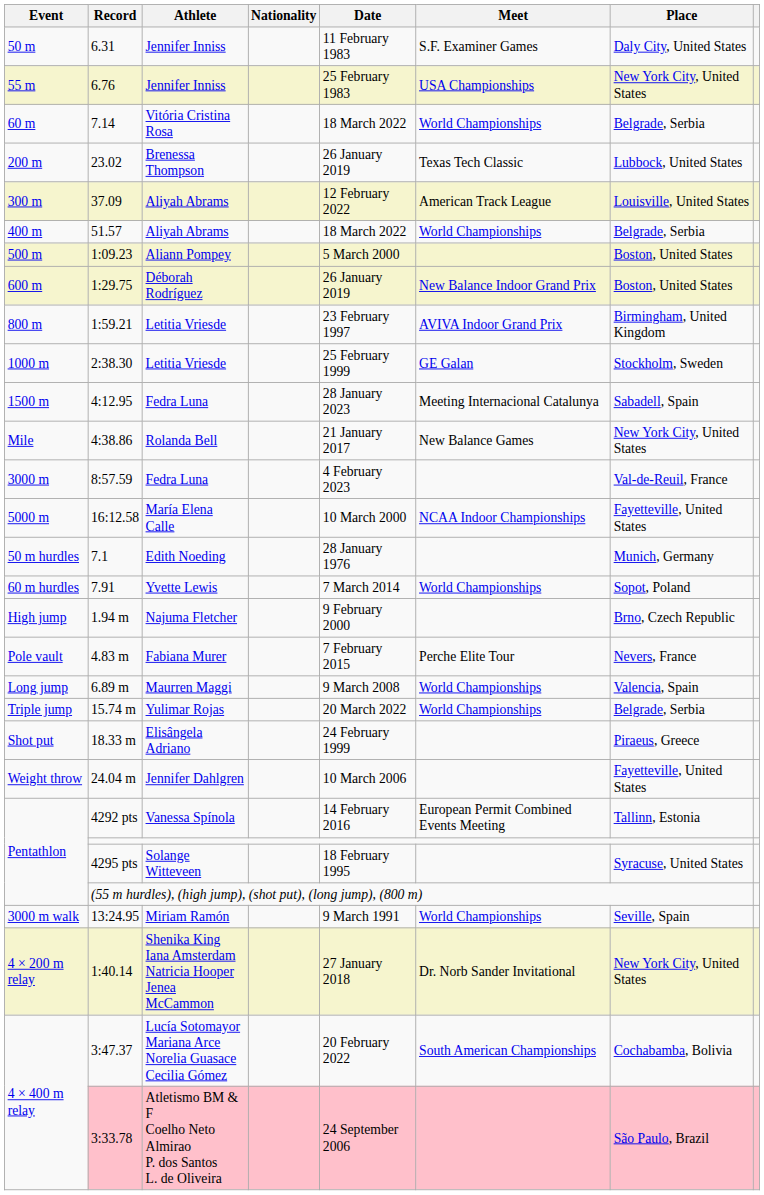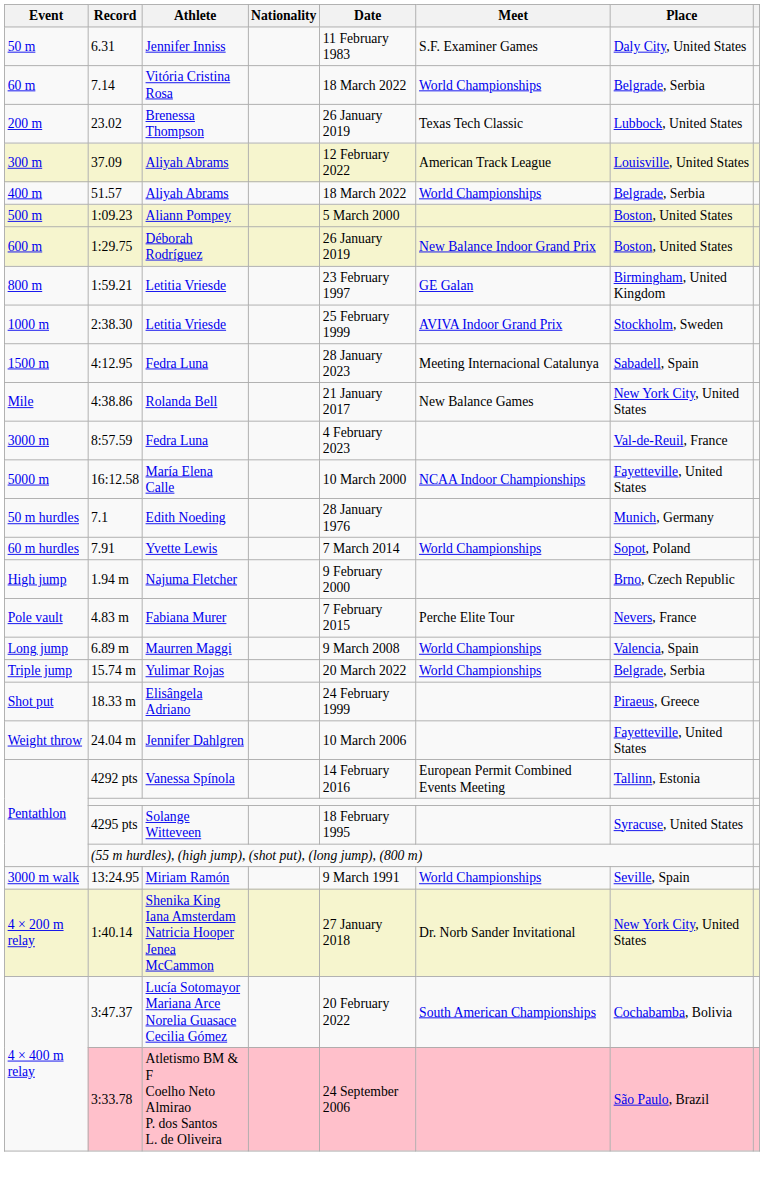- row: (103, 85)
(491, 324) AVIVA Indoor Grand Prix -> (446, 285) GE Galan
(446, 363) GE Galan -> (491, 324) AVIVA Indoor Grand Prix
